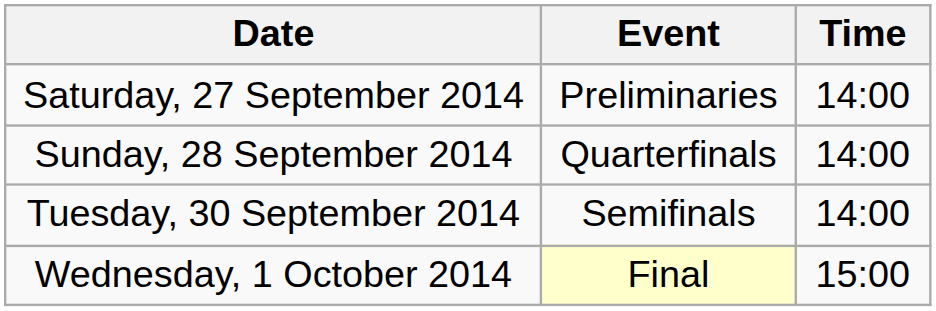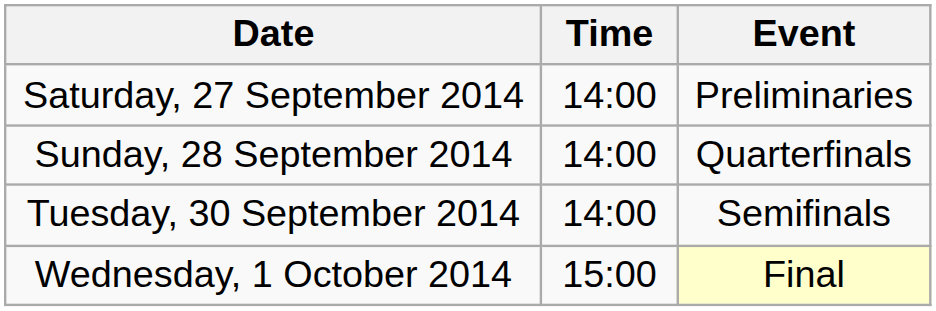columns swapped: (863, 34) <-> (668, 34)
